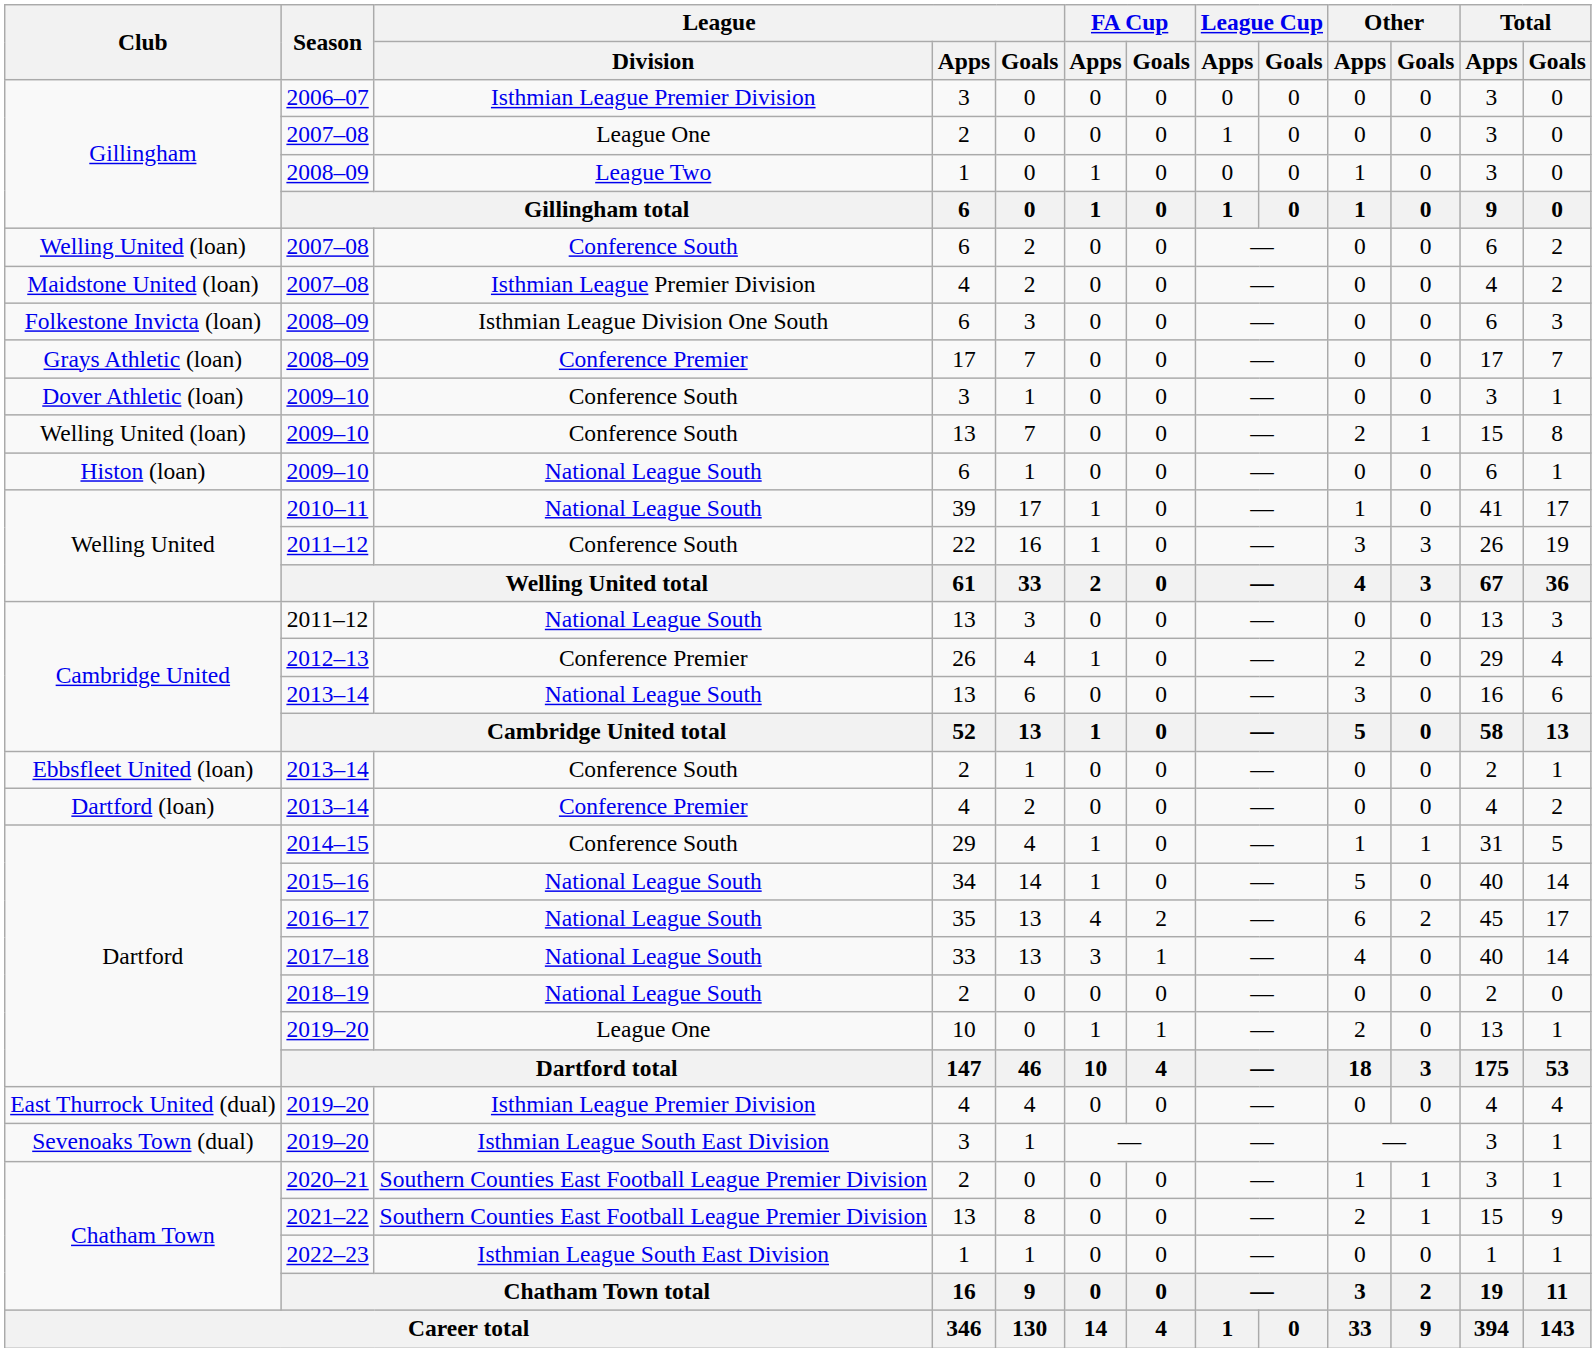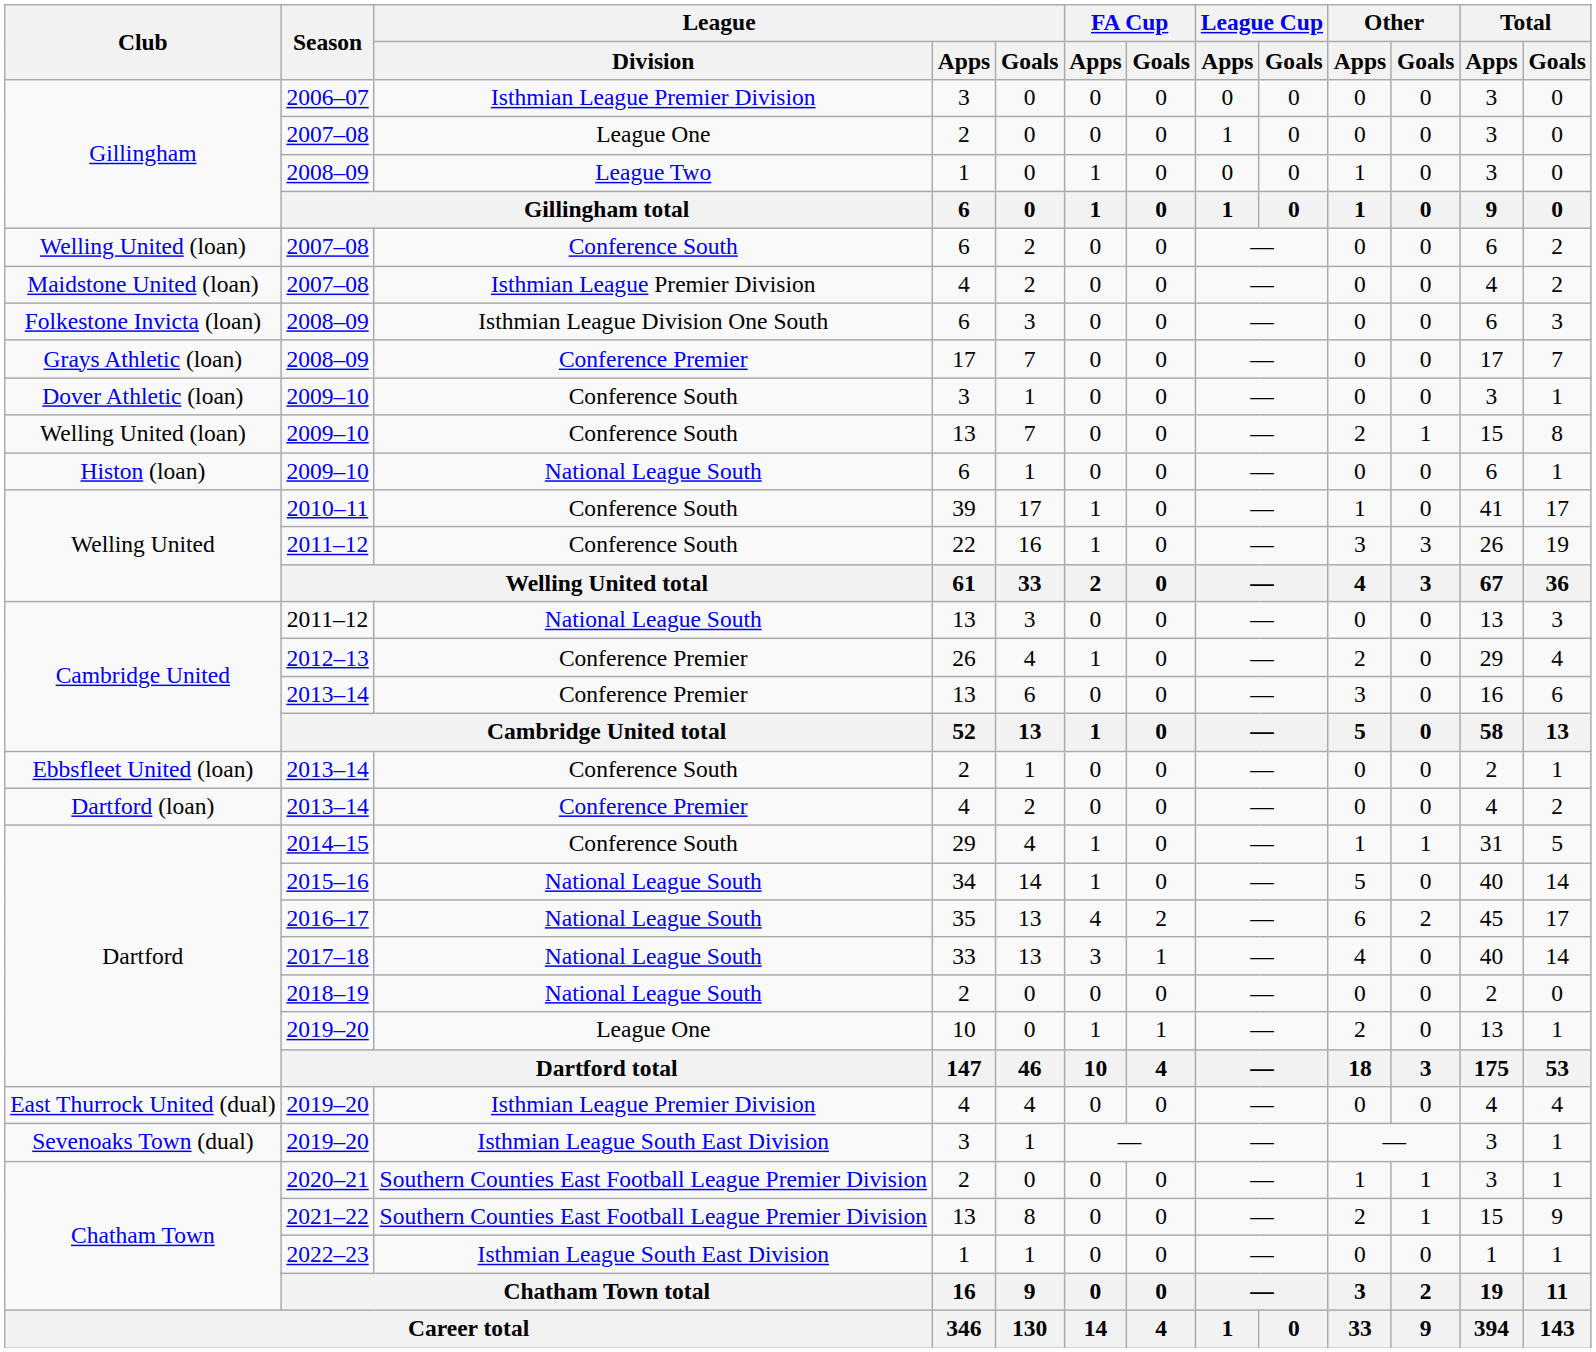(653, 508) National League South -> (653, 508) Conference South
(653, 694) National League South -> (653, 694) Conference Premier
